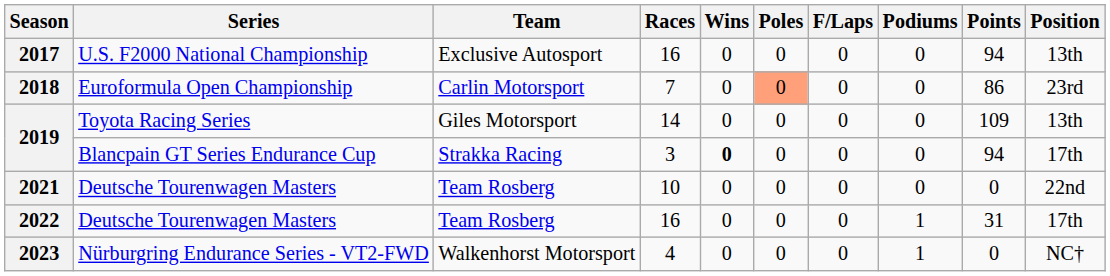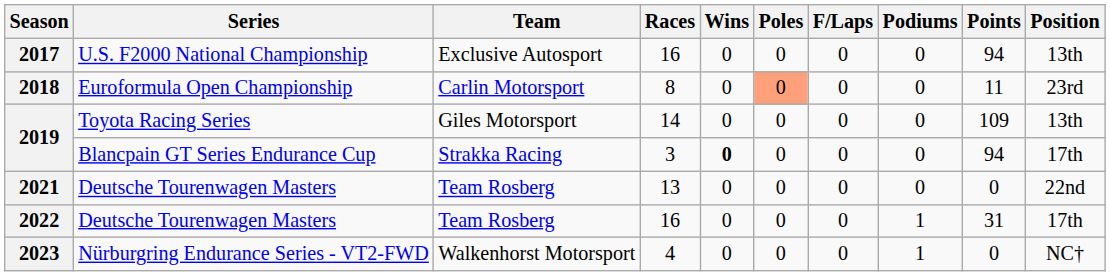(670, 88) 7 -> (670, 88) 8
(994, 88) 86 -> (994, 88) 11
(670, 187) 10 -> (670, 187) 13
